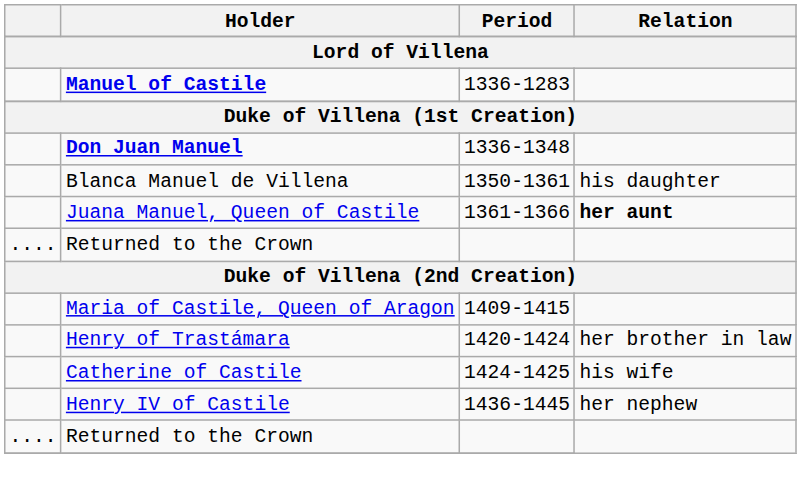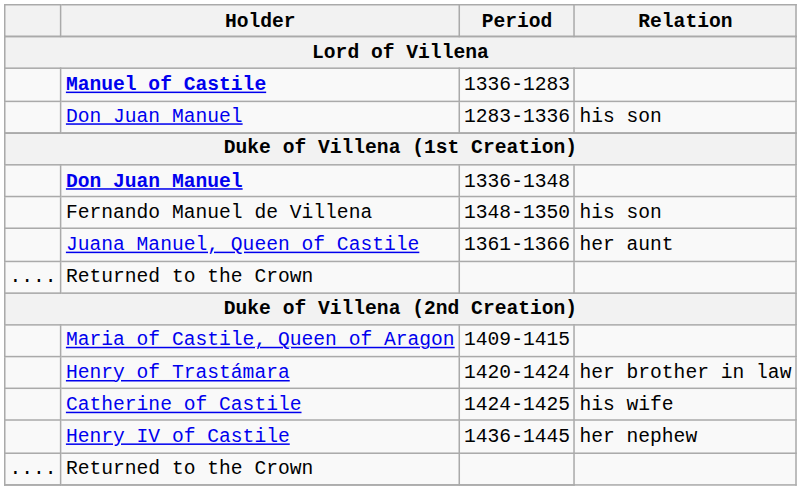+ row: (154, 117)
+ row: (219, 213)
- row: (207, 181)
(627, 213) bold -> (627, 245) normal
